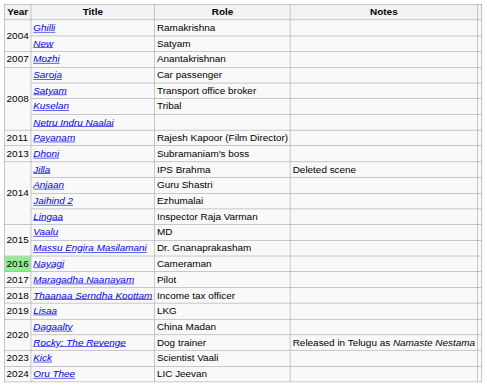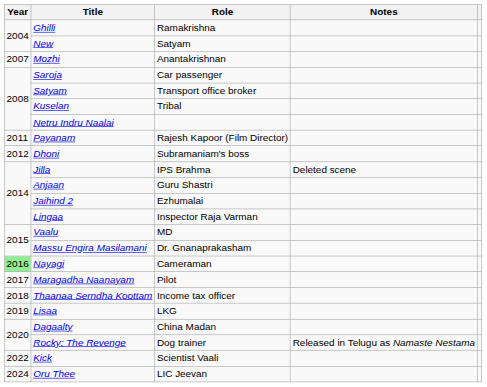(18, 153) 2013 -> (18, 153) 2012
(18, 358) 2023 -> (18, 358) 2022
